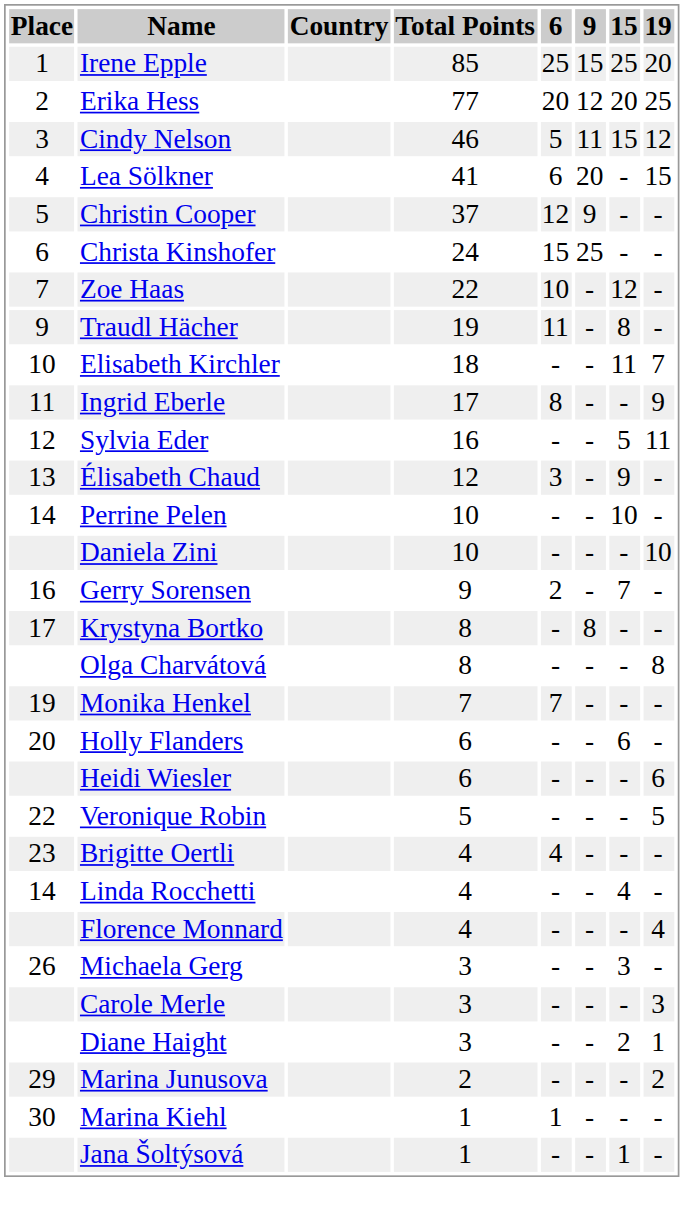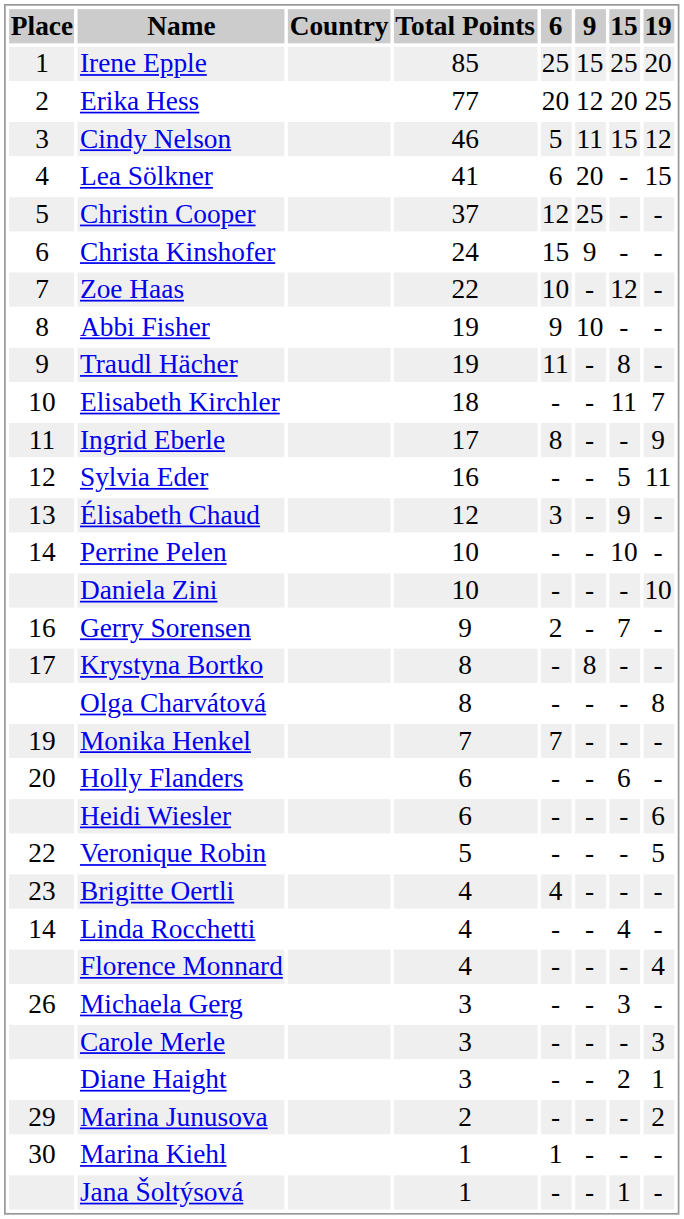(590, 213) 9 -> (590, 213) 25
(590, 251) 25 -> (590, 251) 9
+ row: (145, 326)
